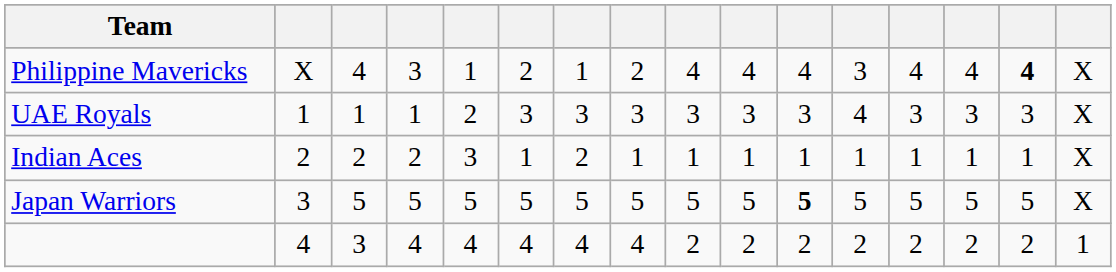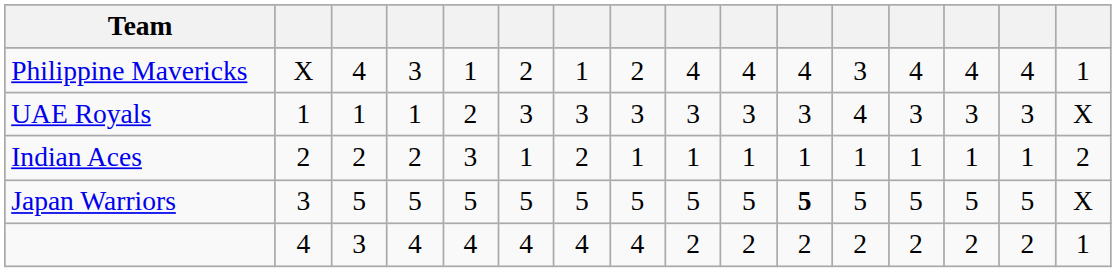(1027, 69) bold -> (1027, 69) normal
(1083, 69) X -> (1083, 69) 1
(1083, 157) X -> (1083, 157) 2
